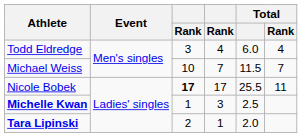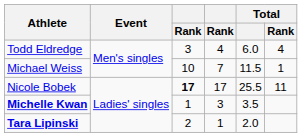(281, 68) 7 -> (281, 68) 1
(250, 105) 2.5 -> (250, 105) 3.5
